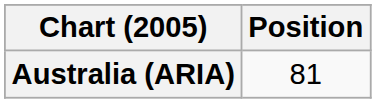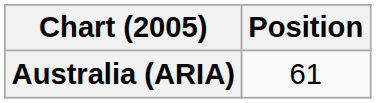(306, 73) 81 -> (306, 73) 61
